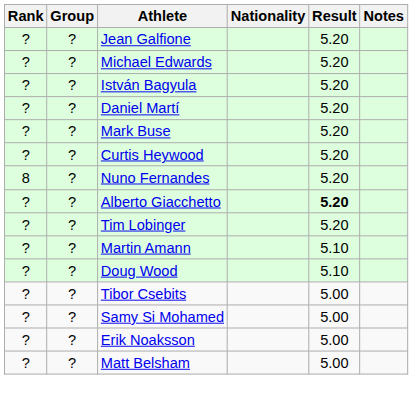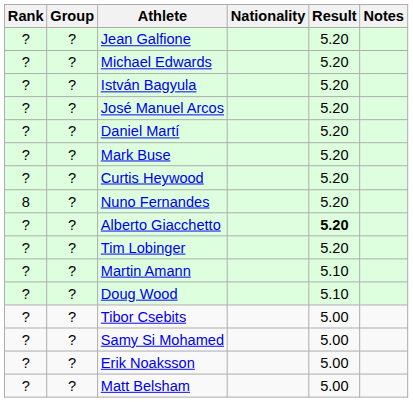+ row: (162, 109)
